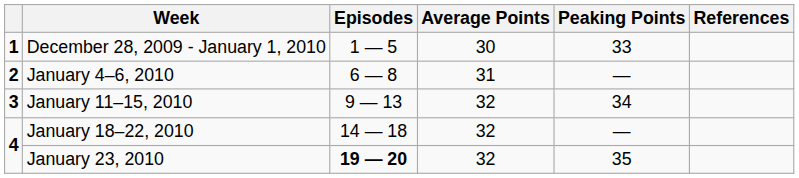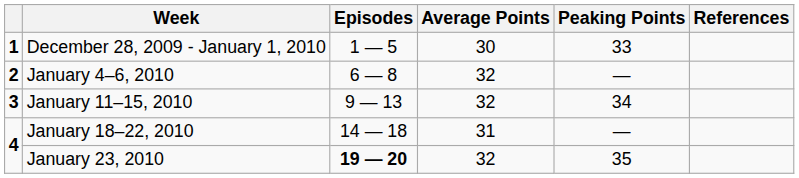(486, 74) 31 -> (486, 74) 32
(486, 131) 32 -> (486, 131) 31
